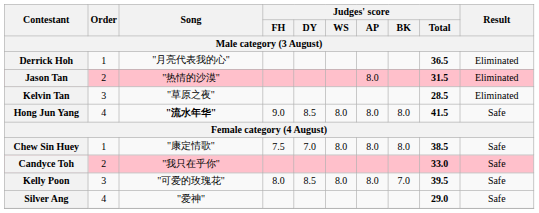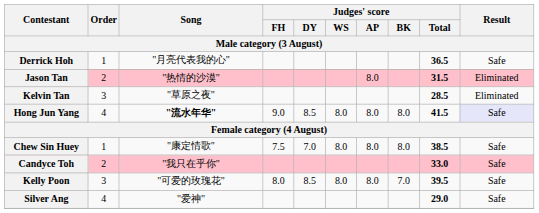(497, 60) Eliminated -> (497, 60) Safe
(497, 113) no background -> (497, 113) lavender background
